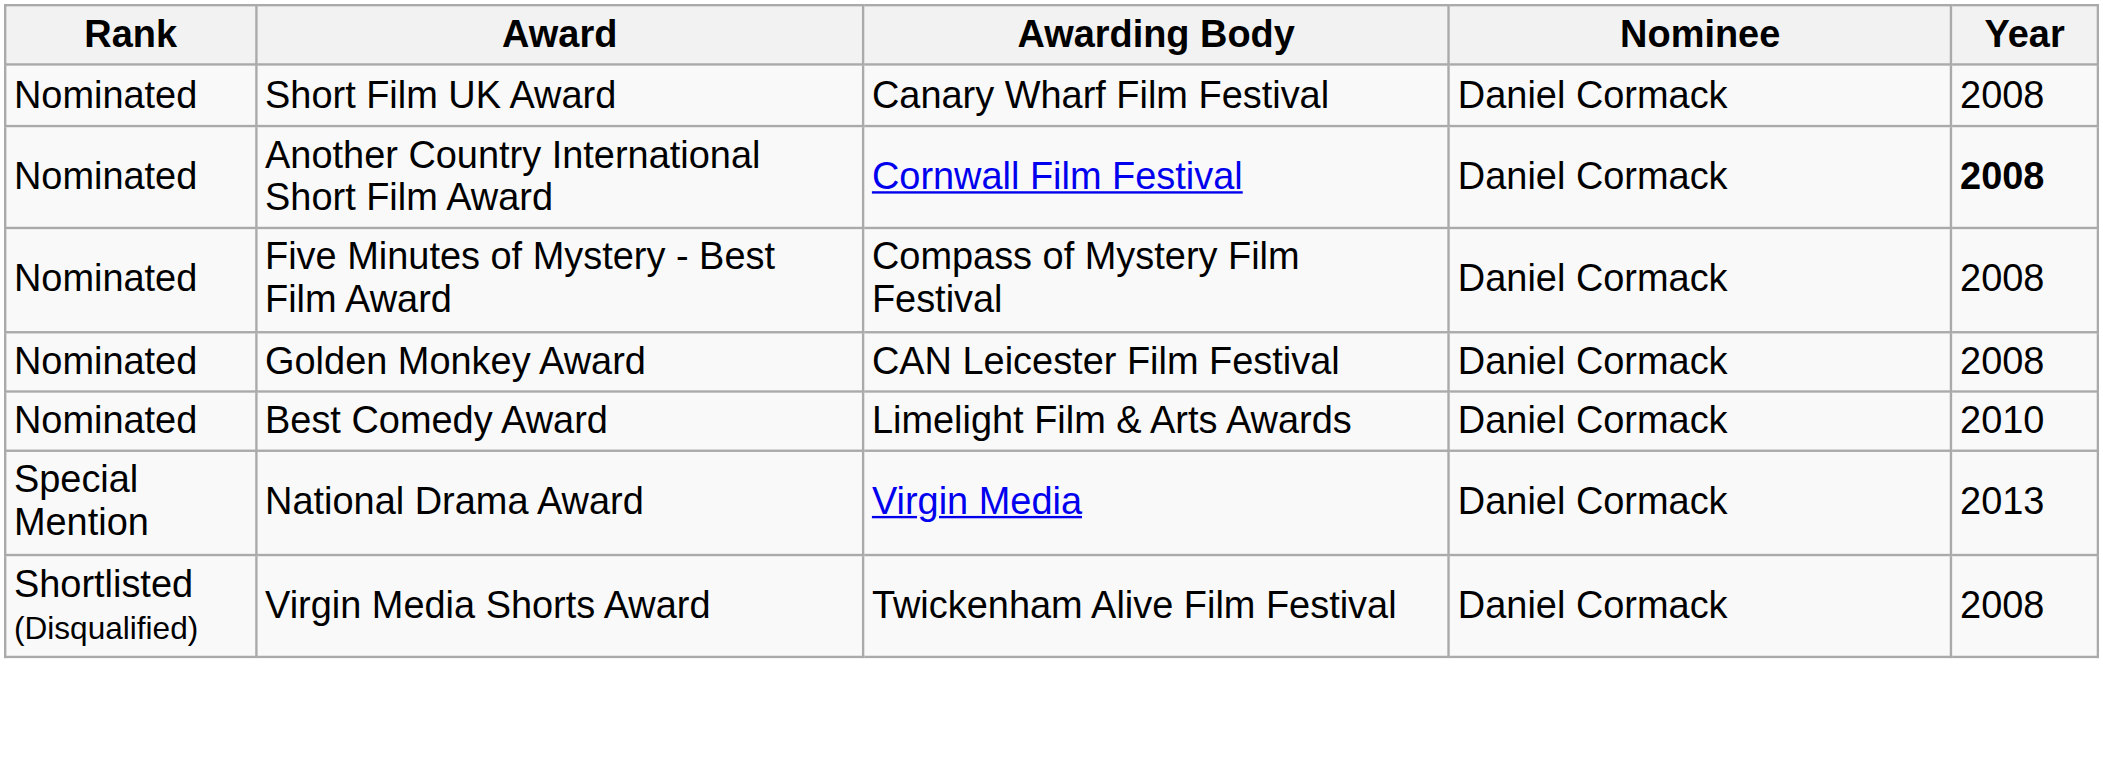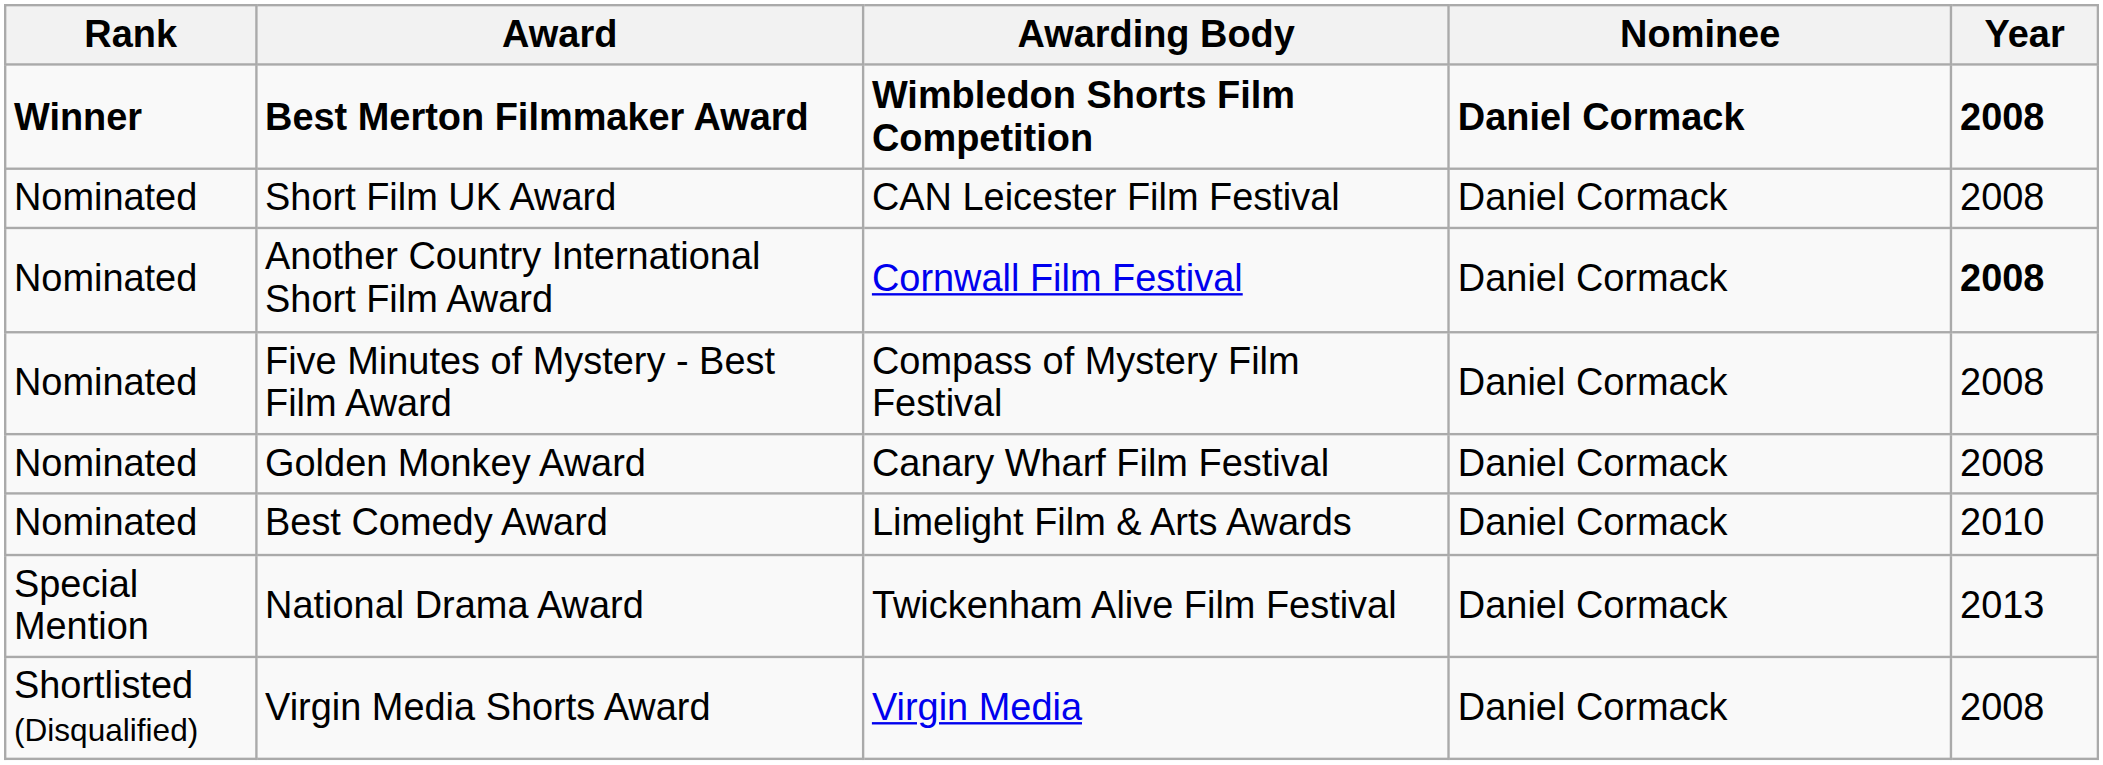+ row: (537, 116)
(1101, 94) Canary Wharf Film Festival -> (1106, 197) CAN Leicester Film Festival
(1106, 360) CAN Leicester Film Festival -> (1101, 463) Canary Wharf Film Festival
(977, 502) Virgin Media -> (1134, 604) Twickenham Alive Film Festival
(1134, 604) Twickenham Alive Film Festival -> (977, 707) Virgin Media
